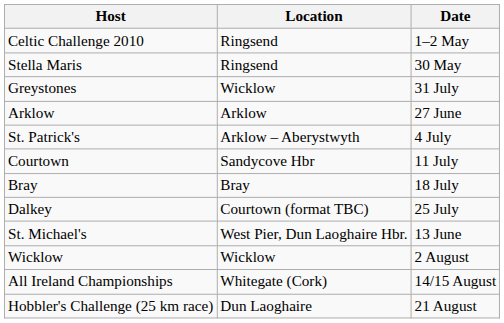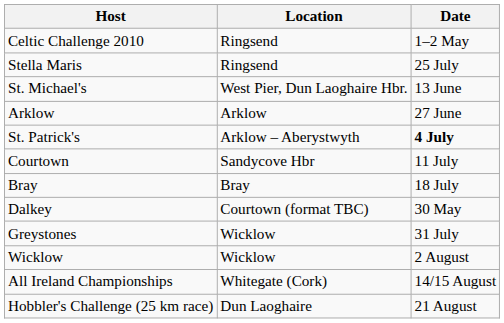(438, 64) 30 May -> (437, 64) 25 July
rows swapped: (47, 233) <-> (42, 88)
(433, 137) normal -> (434, 137) bold
(437, 209) 25 July -> (438, 209) 30 May
